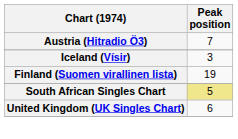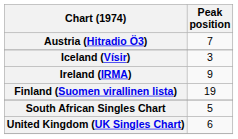+ row: (96, 74)
(210, 91) khaki background -> (210, 108) no background
